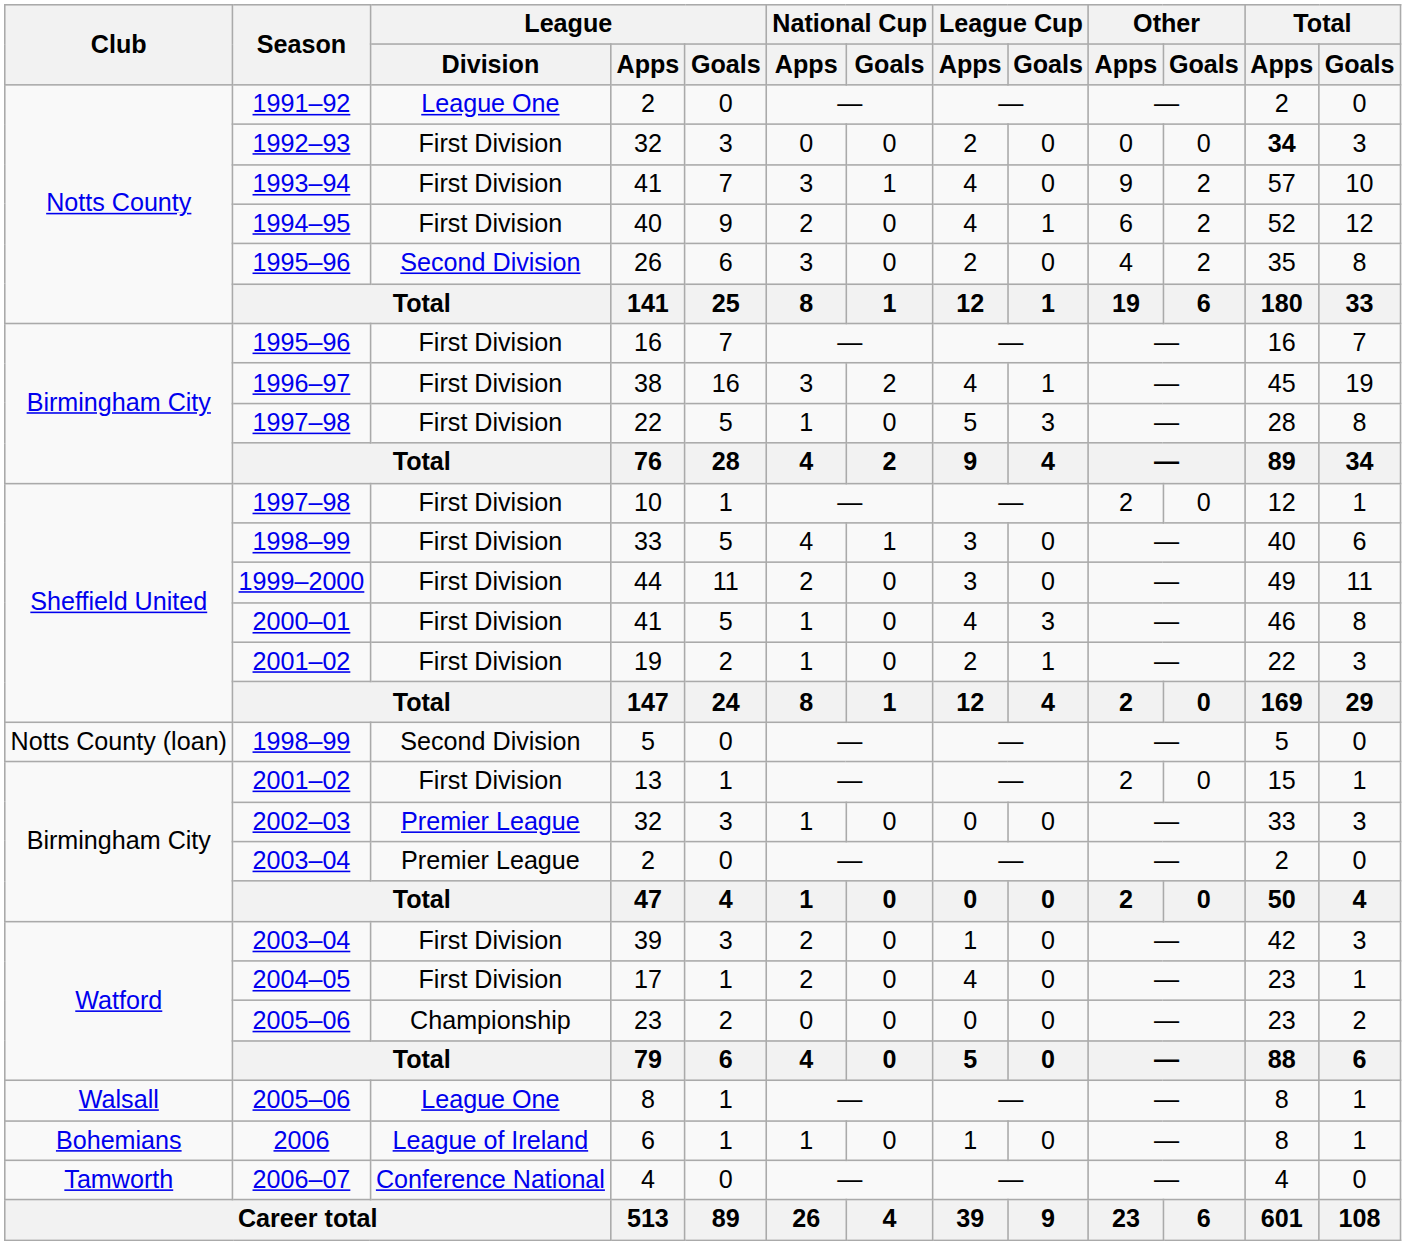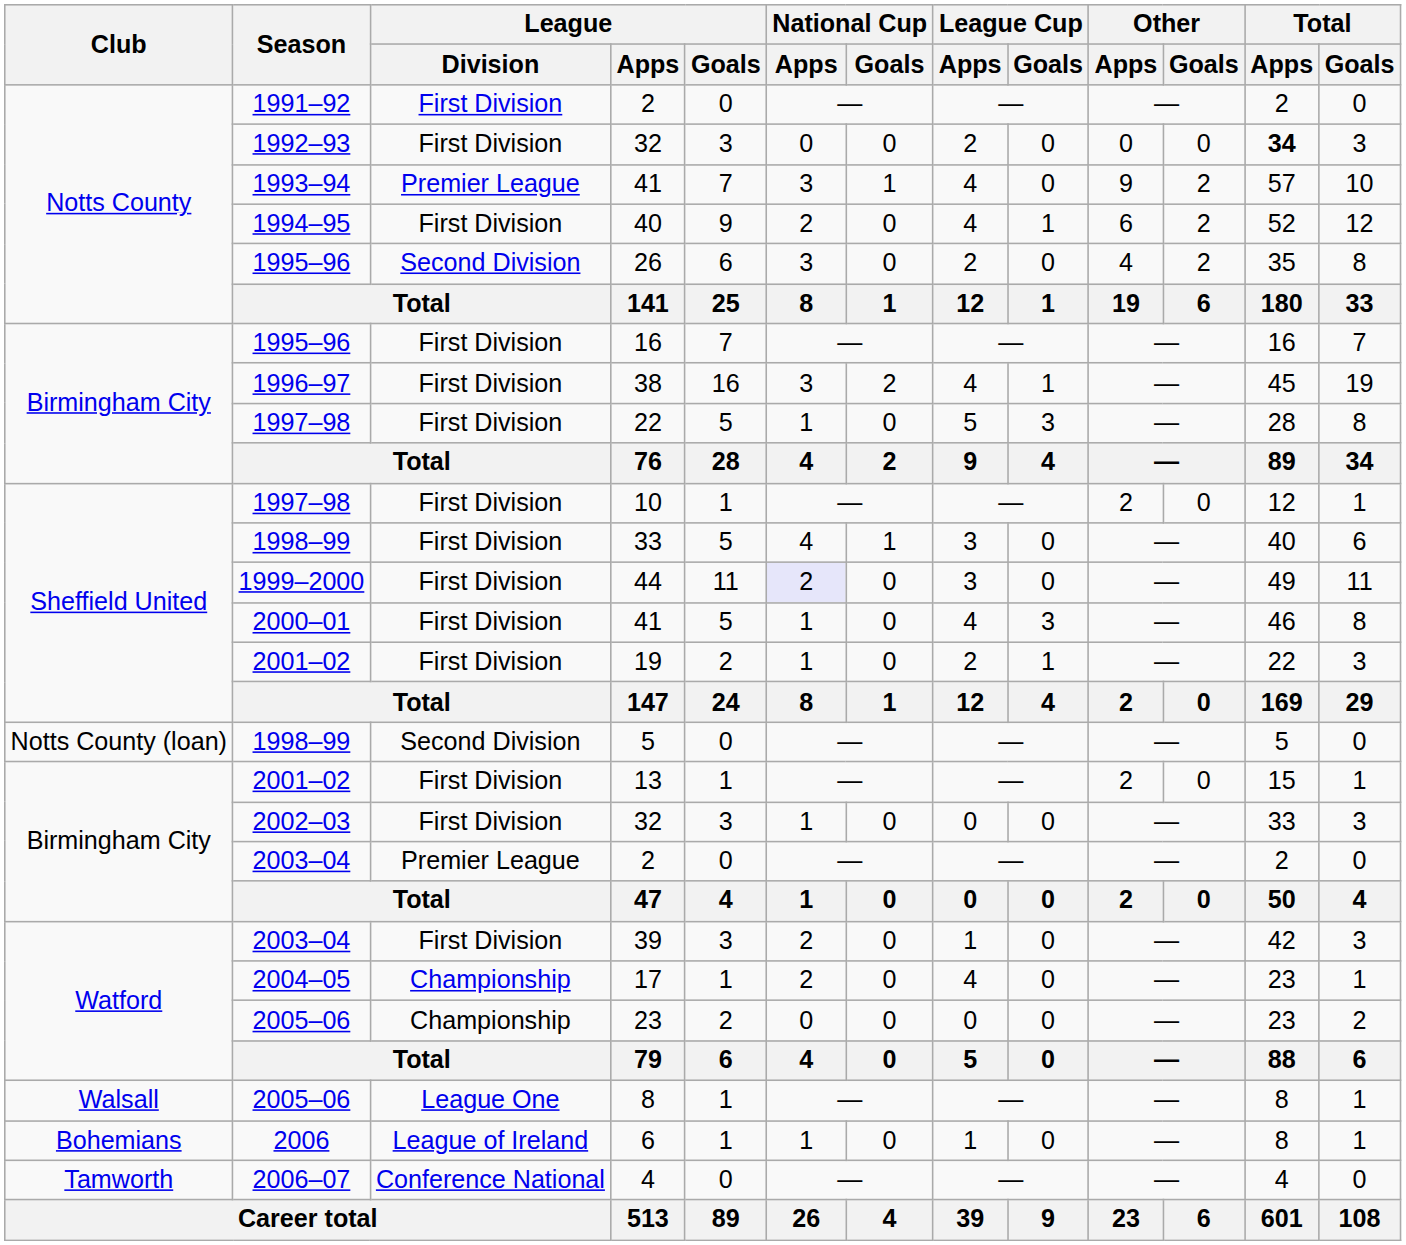(490, 104) League One -> (490, 104) First Division
(490, 183) First Division -> (490, 183) Premier League
(806, 582) no background -> (806, 582) lavender background
(490, 821) Premier League -> (490, 821) First Division
(490, 980) First Division -> (490, 980) Championship
